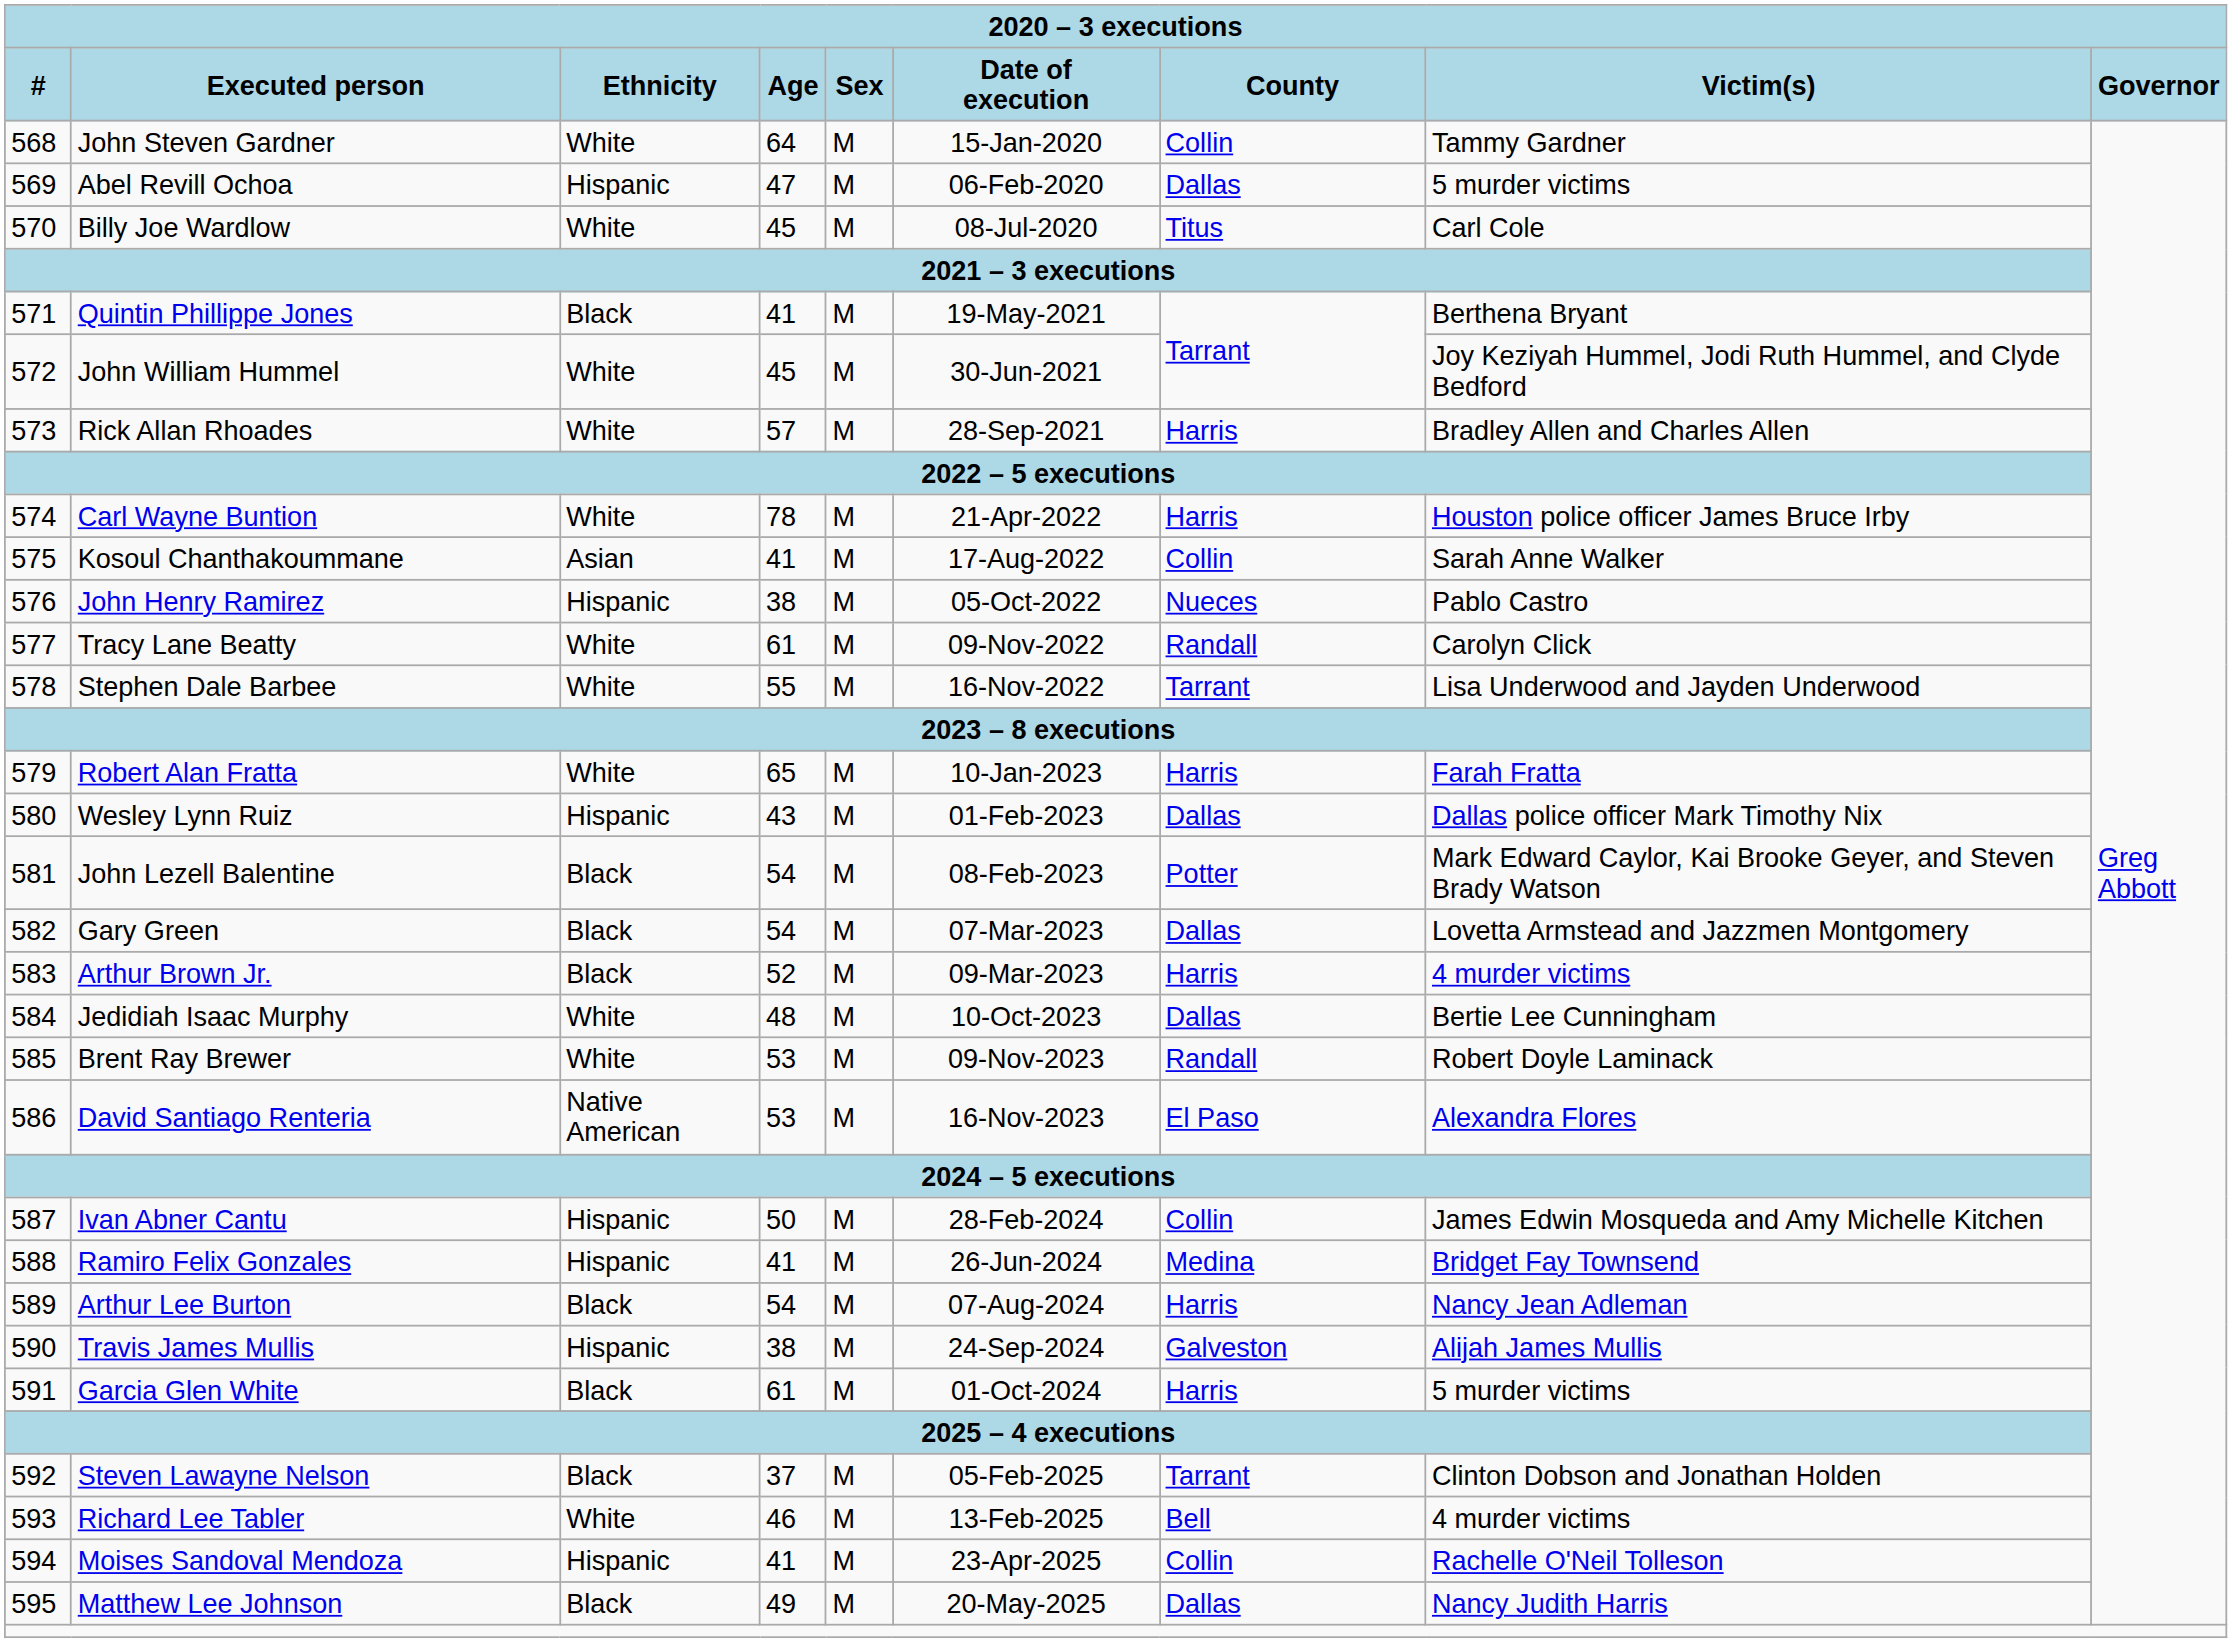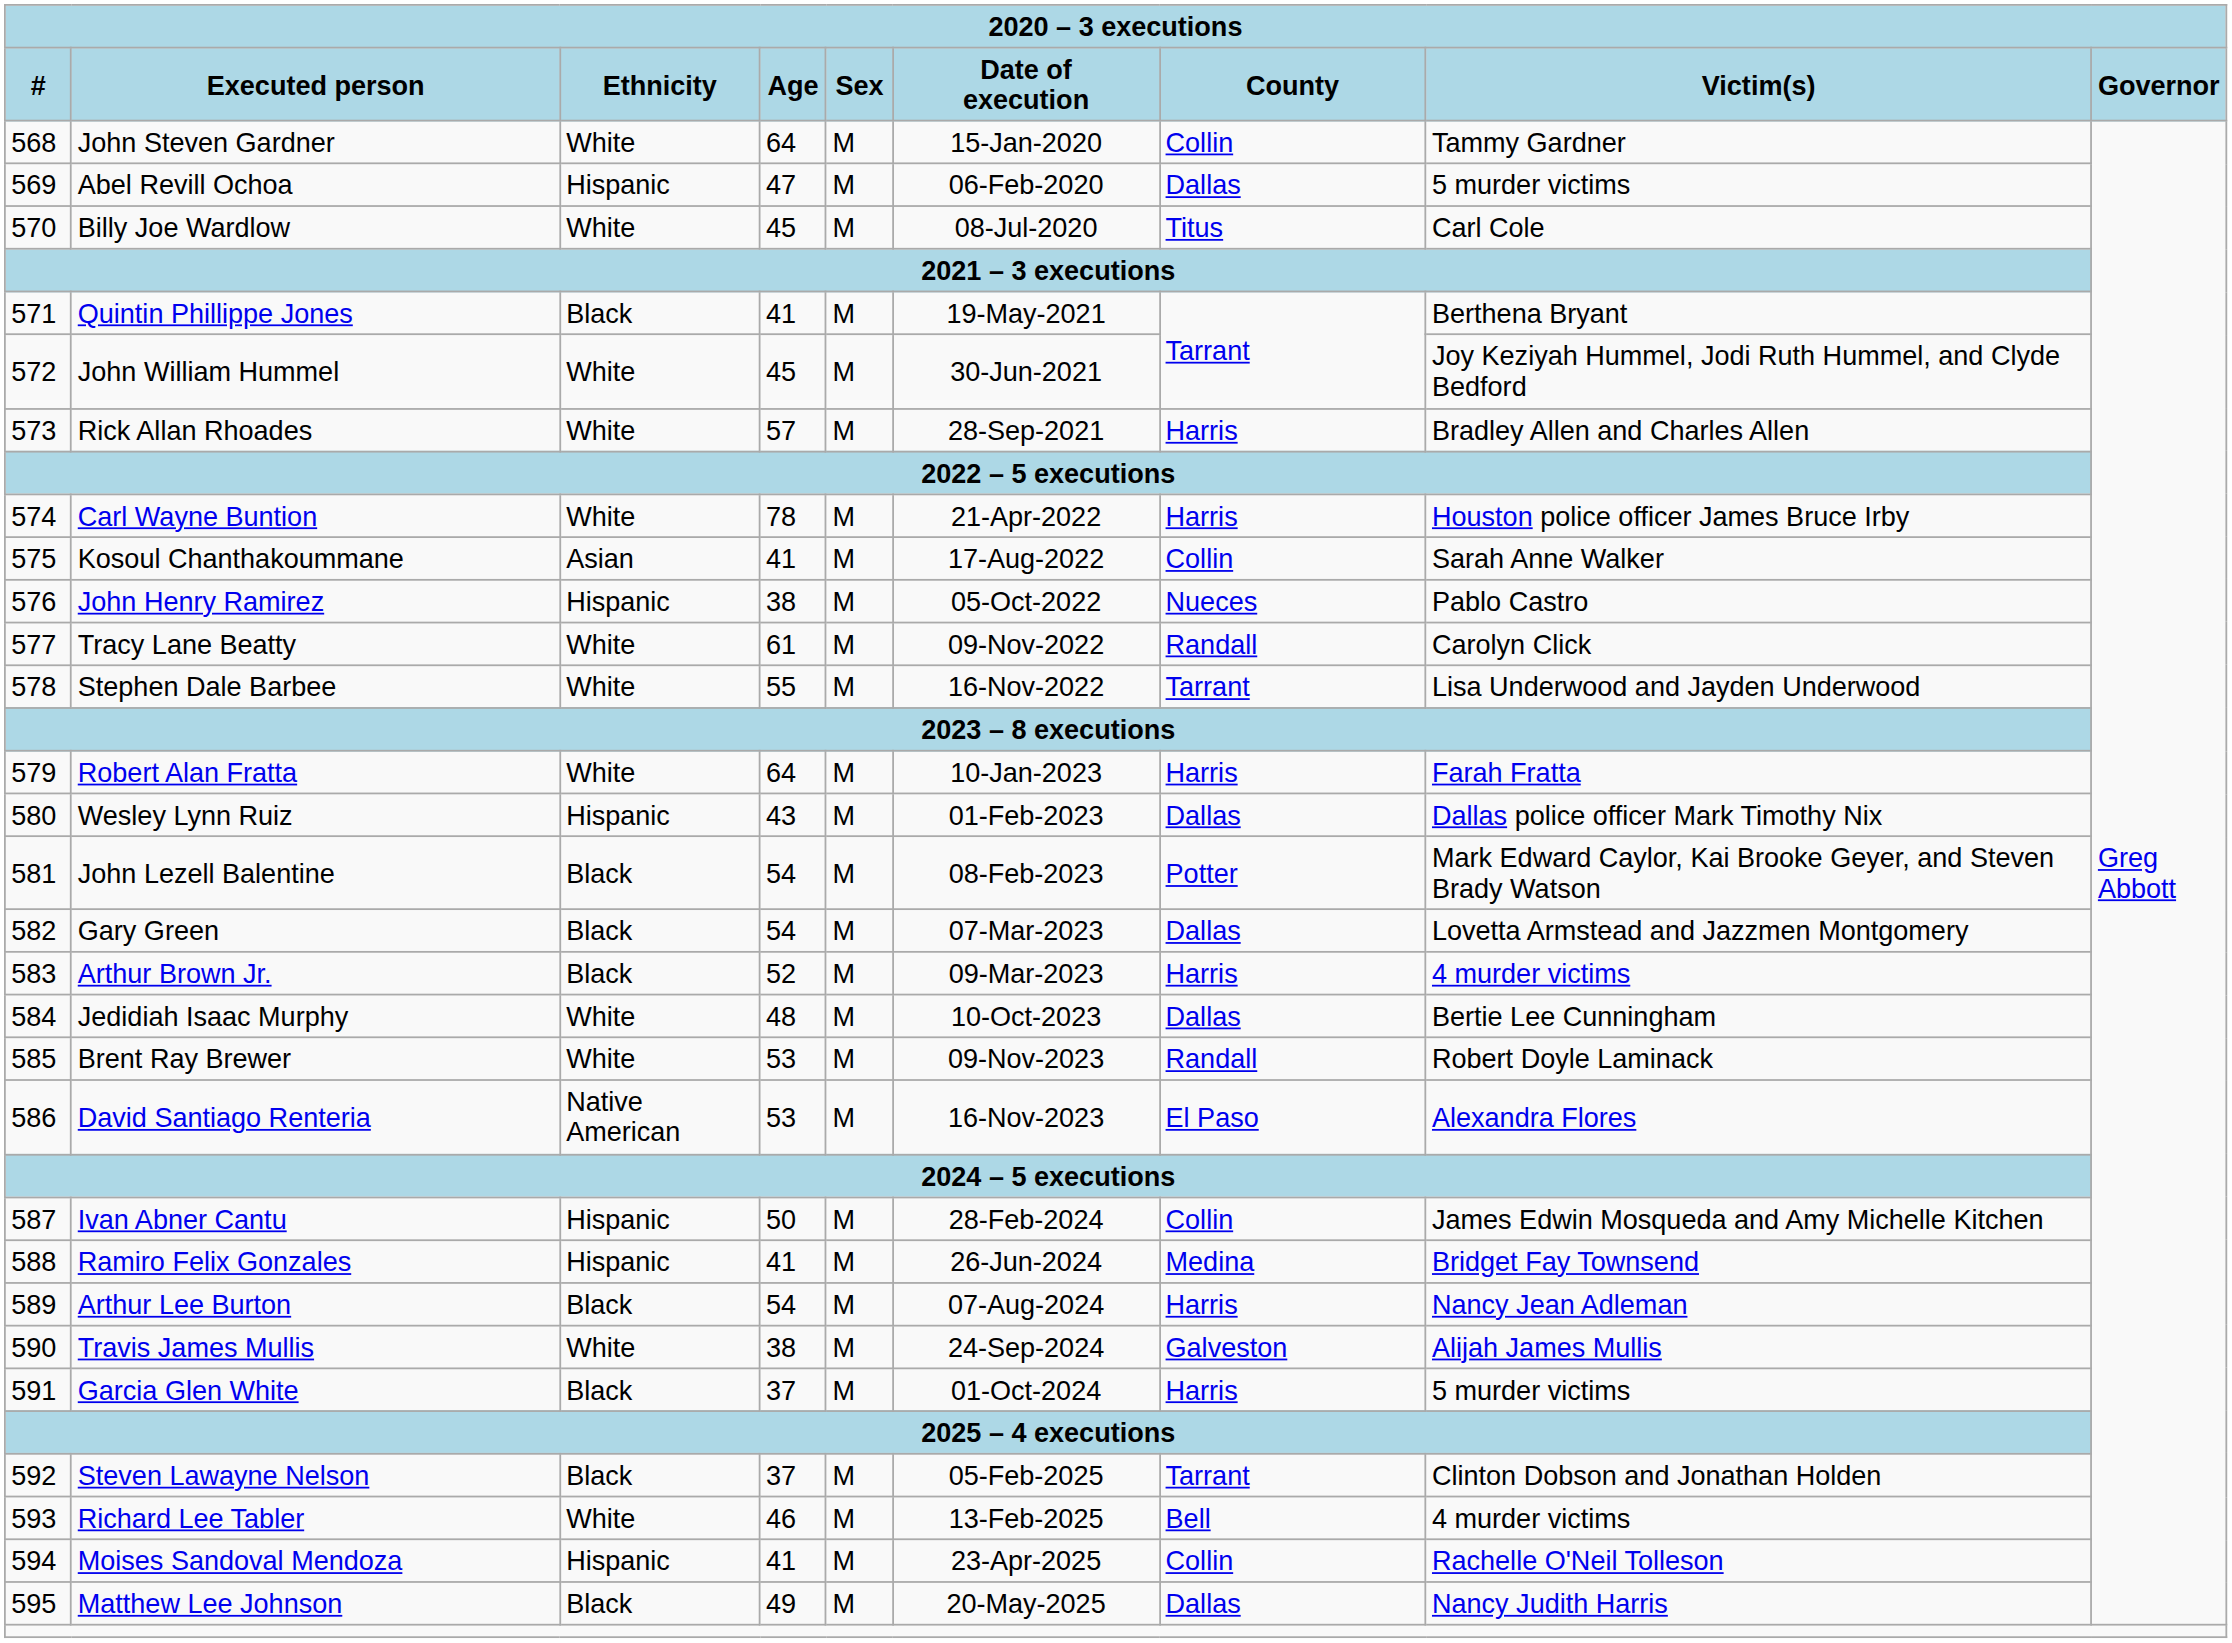(781, 772) 65 -> (781, 772) 64
(618, 1347) Hispanic -> (601, 1347) White
(781, 1390) 61 -> (781, 1390) 37
